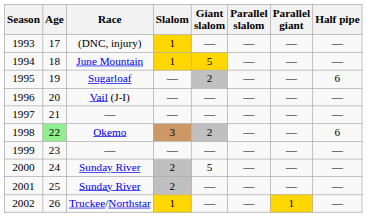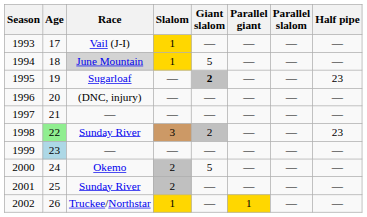columns swapped: (249, 19) <-> (291, 19)
(110, 43) (DNC, injury) -> (110, 43) Vail (J-I)
(110, 61) no background -> (110, 61) lightgrey background
(209, 61) gold background -> (209, 61) no background
(209, 79) normal -> (209, 79) bold
(337, 79) 6 -> (337, 79) 23
(110, 97) Vail (J-I) -> (110, 97) (DNC, injury)
(110, 132) Okemo -> (110, 132) Sunday River
(337, 132) 6 -> (337, 132) 23
(54, 150) no background -> (54, 150) lightblue background
(110, 168) Sunday River -> (110, 168) Okemo
